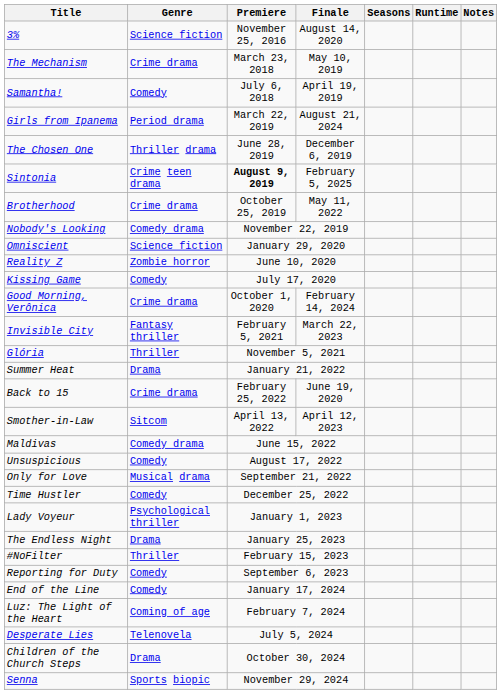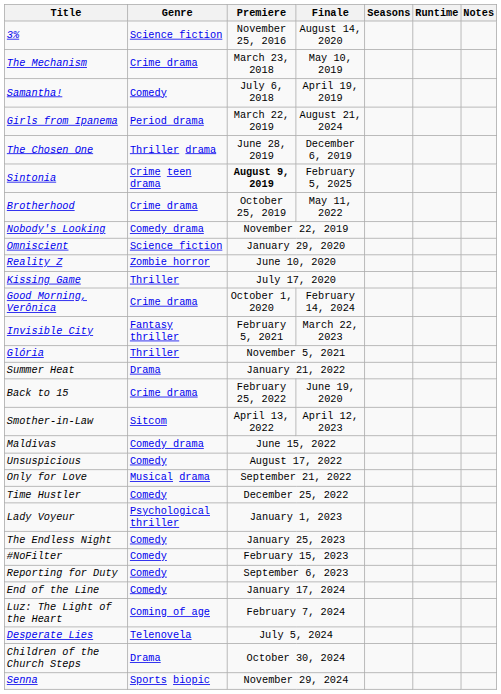(148, 280) Comedy -> (155, 280) Thriller
(145, 540) Drama -> (148, 540) Comedy
(155, 557) Thriller -> (148, 557) Comedy
